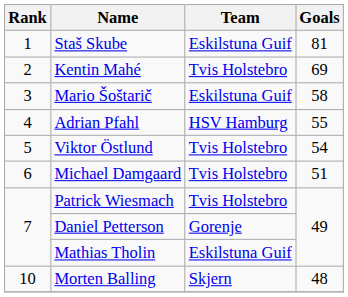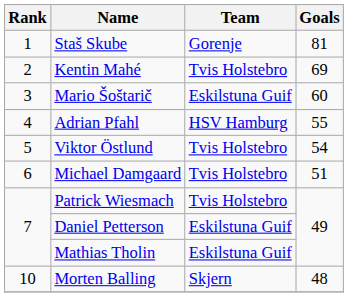(240, 43) Eskilstuna Guif -> (215, 43) Gorenje
(319, 95) 58 -> (319, 95) 60
(215, 226) Gorenje -> (240, 226) Eskilstuna Guif
